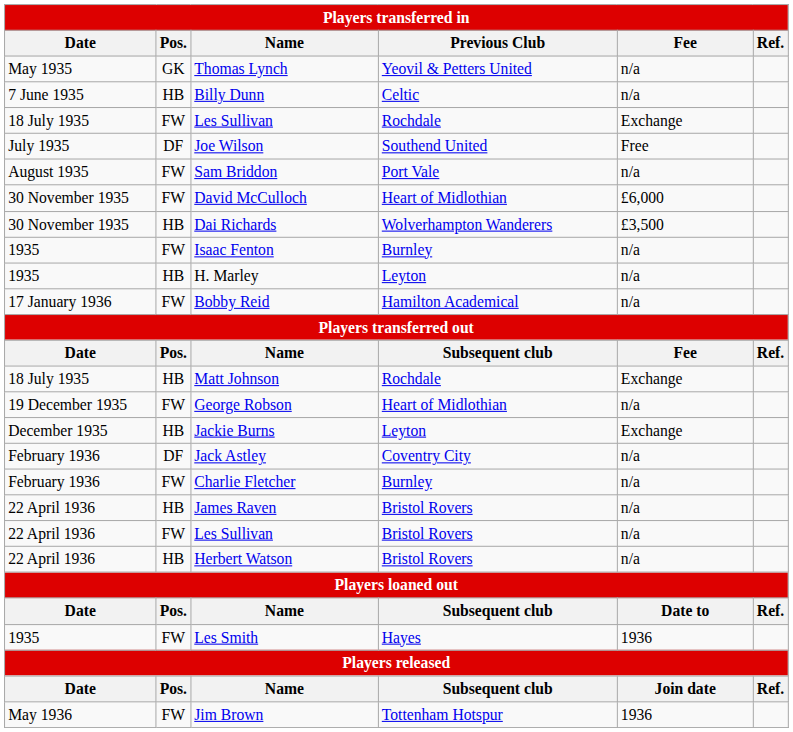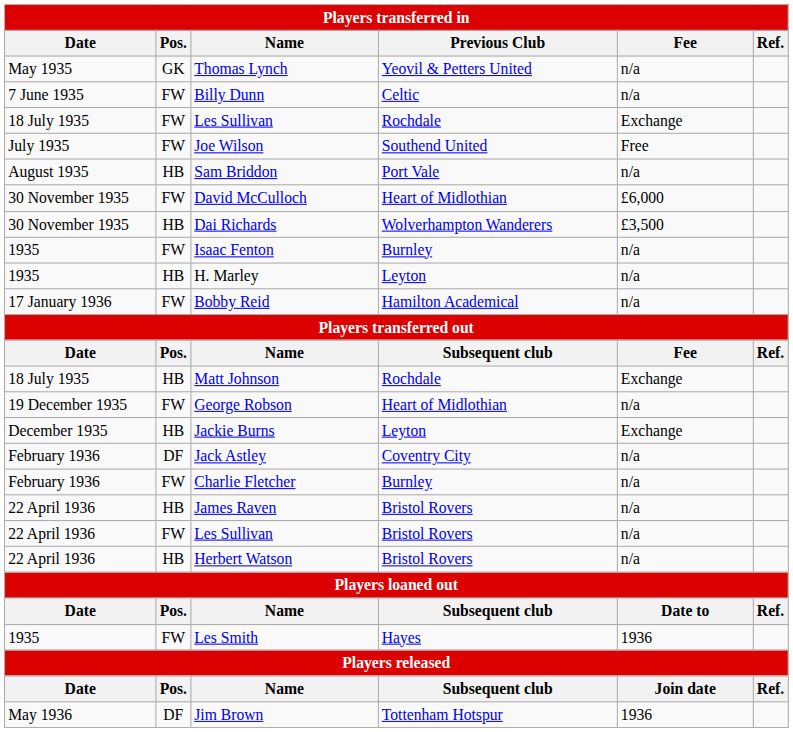(173, 95) HB -> (173, 95) FW
(173, 146) DF -> (173, 146) FW
(173, 172) FW -> (173, 172) HB
(173, 714) FW -> (173, 714) DF
